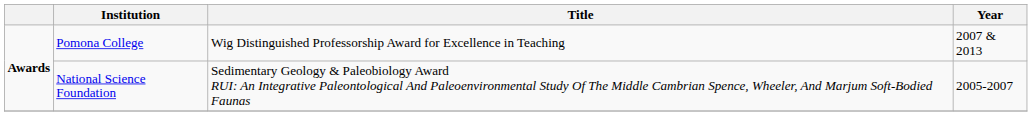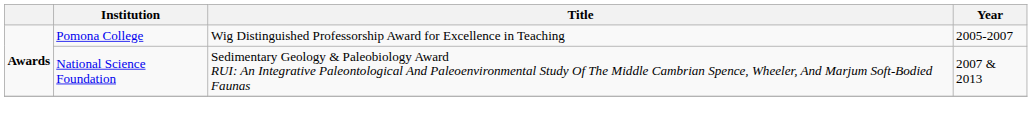(976, 43) 2007 & 2013 -> (985, 35) 2005-2007
(985, 86) 2005-2007 -> (976, 71) 2007 & 2013
